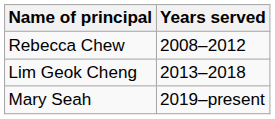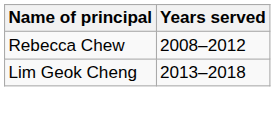- row: (50, 99)
